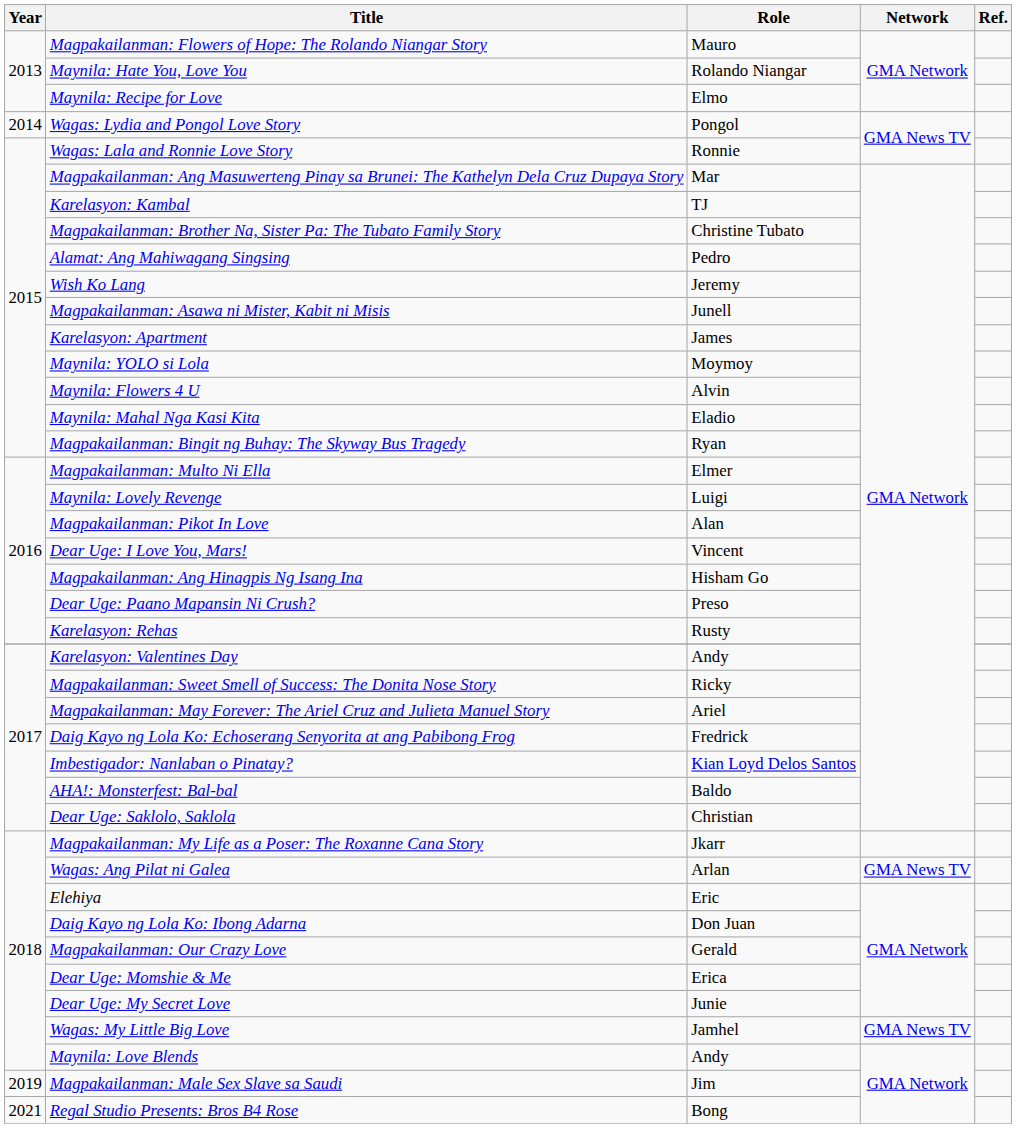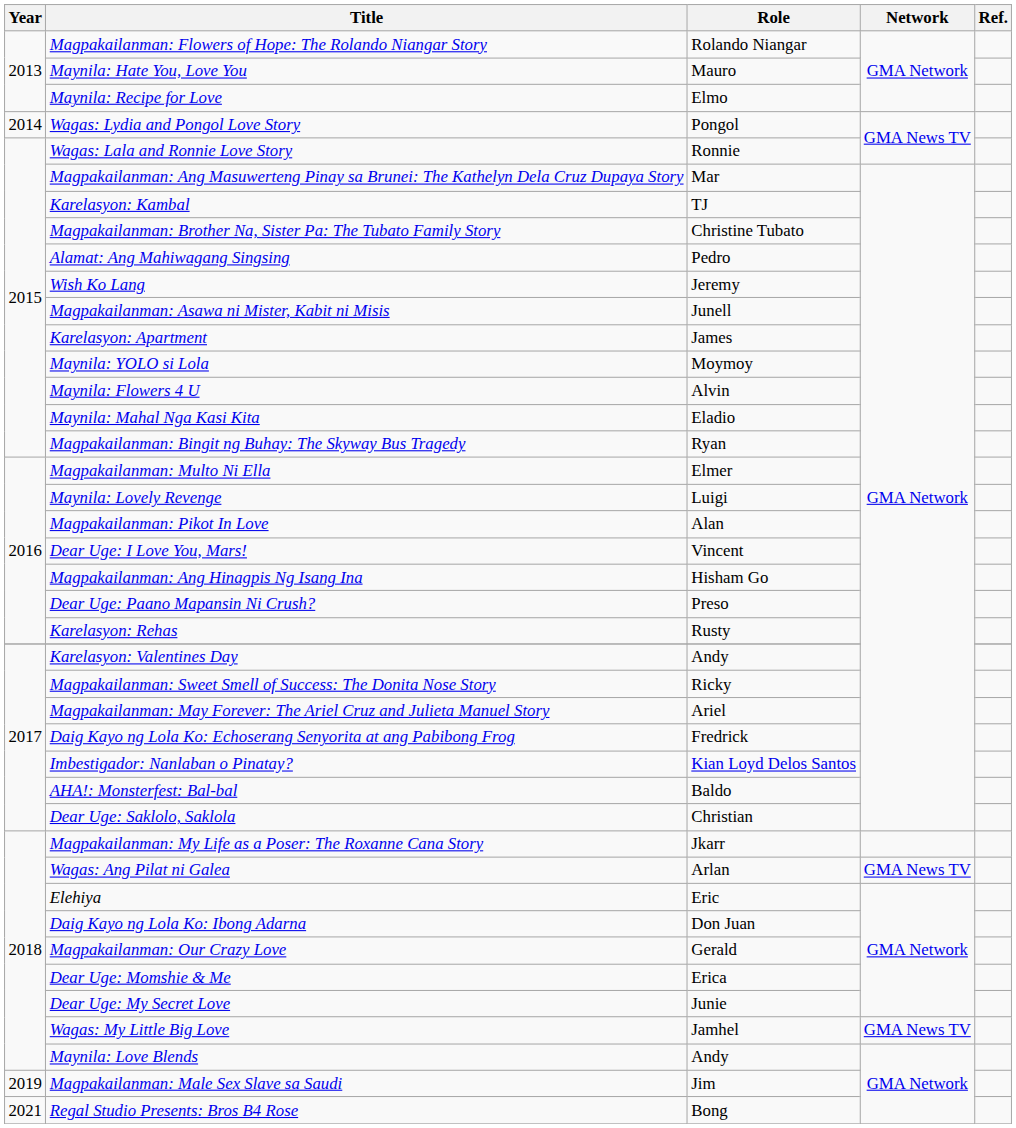(714, 44) Mauro -> (749, 44) Rolando Niangar
(749, 71) Rolando Niangar -> (714, 71) Mauro
